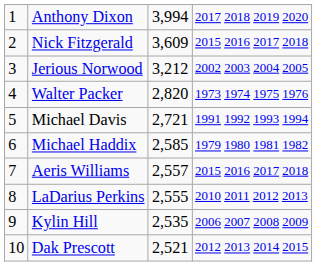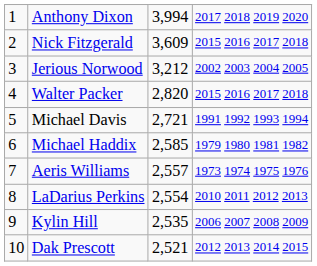(252, 94) 1973 1974 1975 1976 -> (252, 94) 2015 2016 2017 2018
(252, 171) 2015 2016 2017 2018 -> (252, 171) 1973 1974 1975 1976
(170, 196) 2,555 -> (170, 196) 2,554
